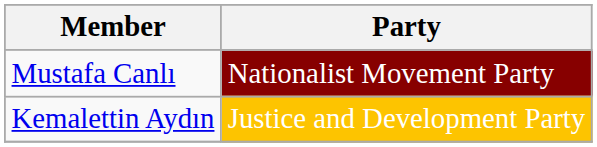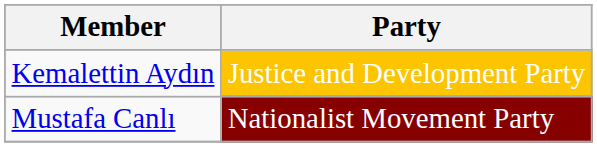rows swapped: (113, 118) <-> (94, 73)
